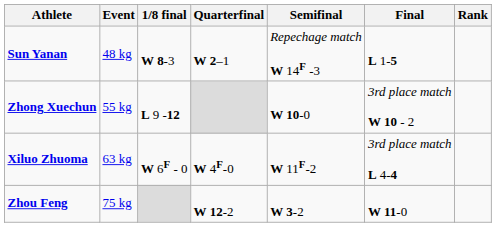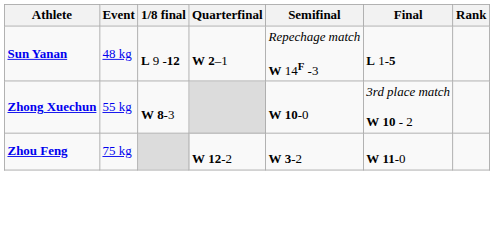(158, 61) W 8-3 -> (160, 61) L 9 -12
(160, 115) L 9 -12 -> (158, 115) W 8-3
- row: (48, 159)
